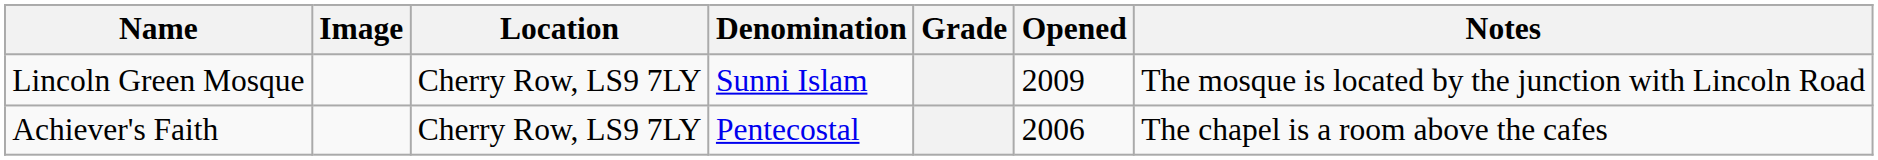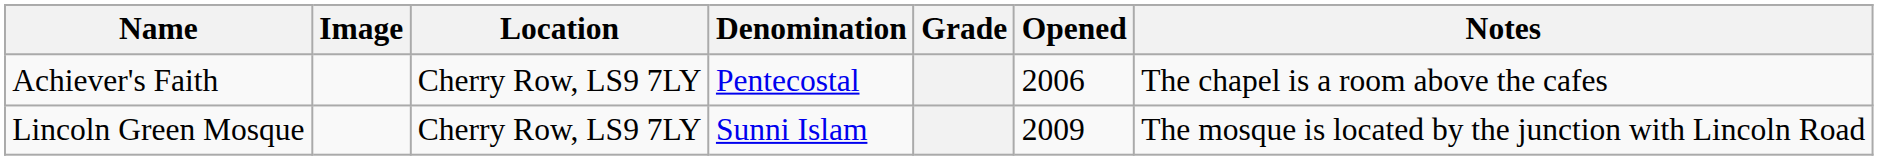rows swapped: (115, 129) <-> (158, 79)
